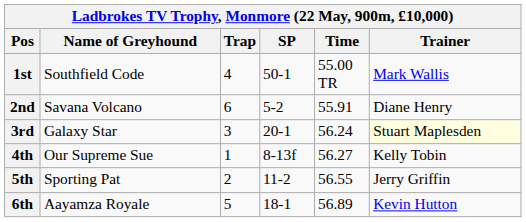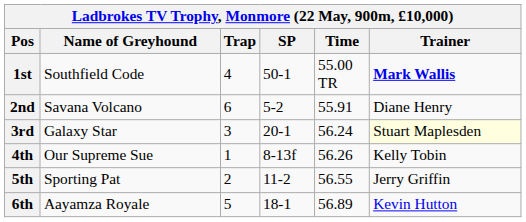(411, 74) normal -> (414, 74) bold
(335, 155) 56.27 -> (335, 155) 56.26
